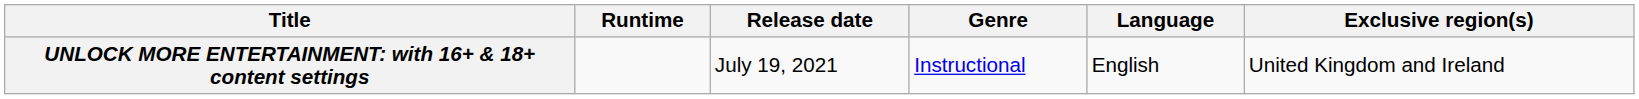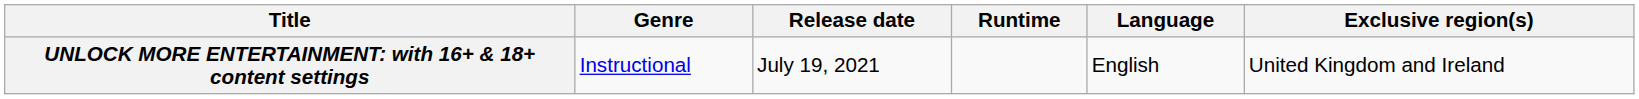columns swapped: (998, 20) <-> (642, 20)
